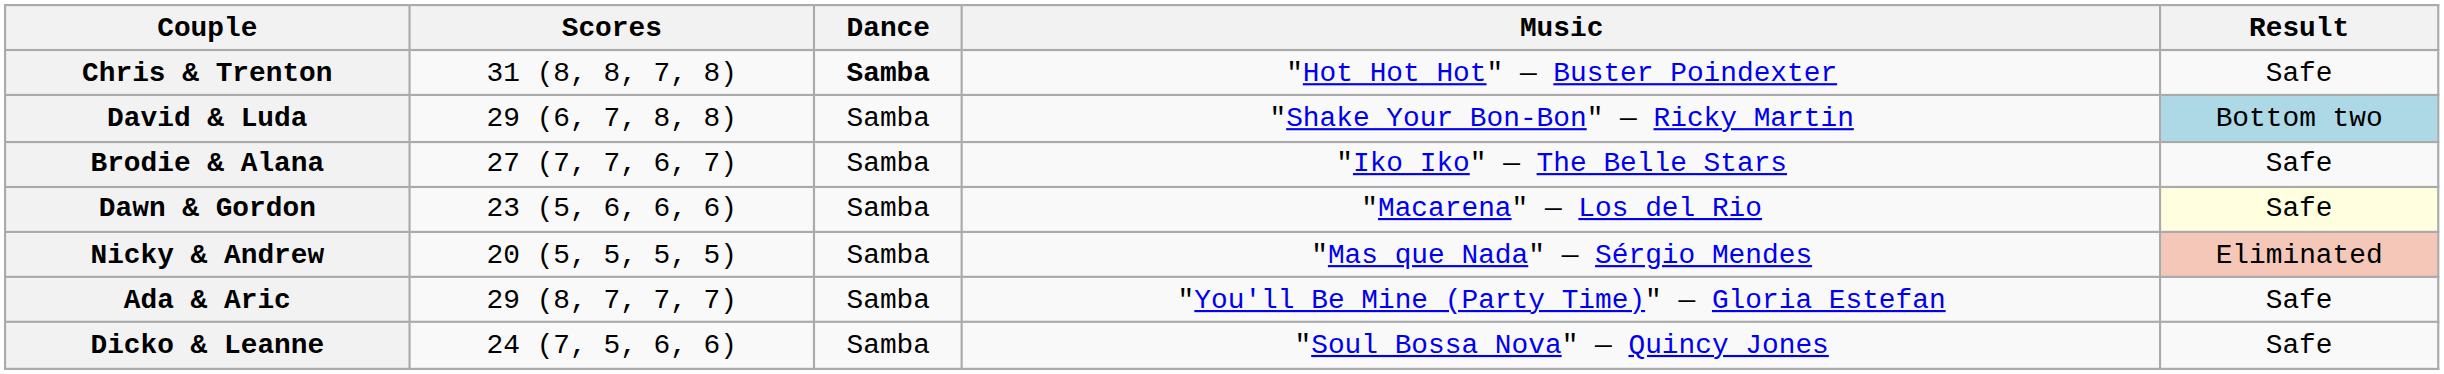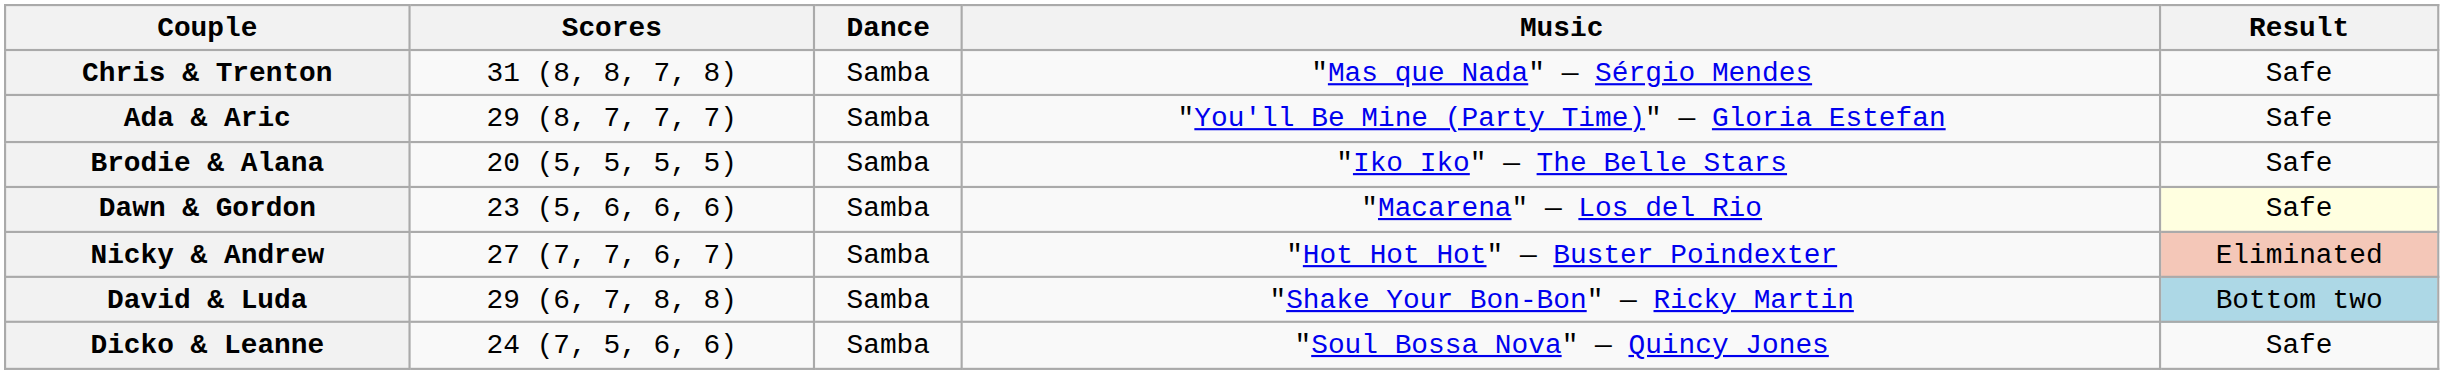(888, 73) bold -> (888, 73) normal
(1562, 73) "Hot Hot Hot" — Buster Poindexter -> (1562, 73) "Mas que Nada" — Sérgio Mendes
rows swapped: (207, 118) <-> (207, 300)
(612, 164) 27 (7, 7, 6, 7) -> (612, 164) 20 (5, 5, 5, 5)
(612, 254) 20 (5, 5, 5, 5) -> (612, 254) 27 (7, 7, 6, 7)
(1562, 254) "Mas que Nada" — Sérgio Mendes -> (1562, 254) "Hot Hot Hot" — Buster Poindexter
